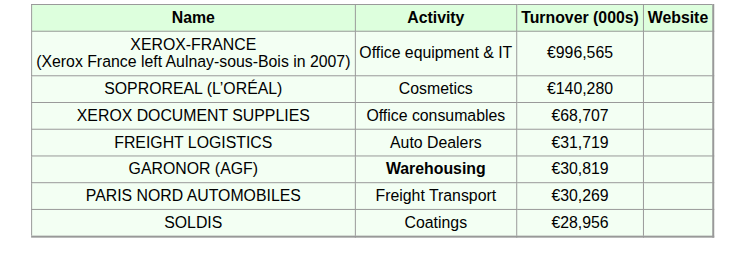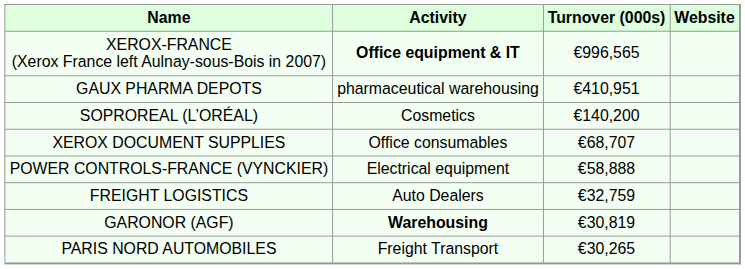(436, 53) normal -> (438, 53) bold
+ row: (169, 89)
(580, 89) €140,280 -> (607, 115) €140,200
+ row: (169, 169)
(580, 142) €31,719 -> (607, 196) €32,759
(580, 196) €30,269 -> (607, 249) €30,265
- row: (193, 222)
